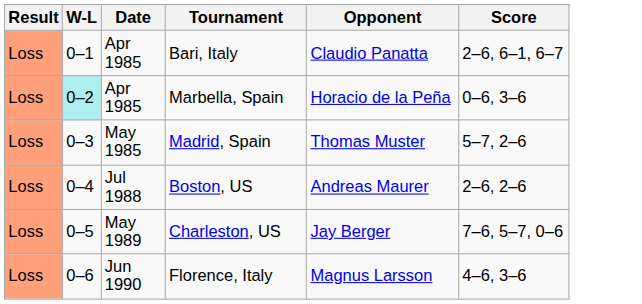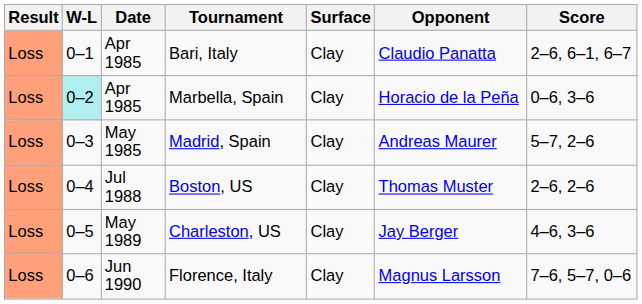+ column: (341, 17)
(368, 142) Thomas Muster -> (438, 142) Andreas Maurer
(370, 187) Andreas Maurer -> (436, 187) Thomas Muster
(513, 231) 7–6, 5–7, 0–6 -> (562, 231) 4–6, 3–6
(494, 276) 4–6, 3–6 -> (581, 276) 7–6, 5–7, 0–6
